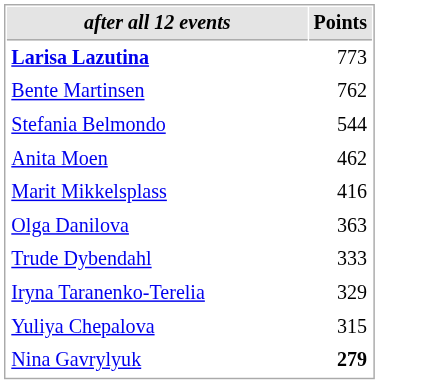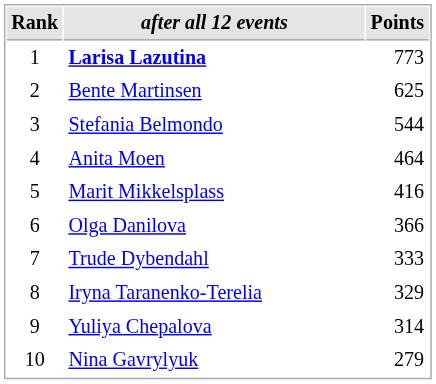+ column: (35, 22)
(352, 91) 762 -> (409, 91) 625
(352, 158) 462 -> (409, 158) 464
(352, 225) 363 -> (409, 225) 366
(352, 326) 315 -> (409, 326) 314
(352, 360) bold -> (409, 360) normal
